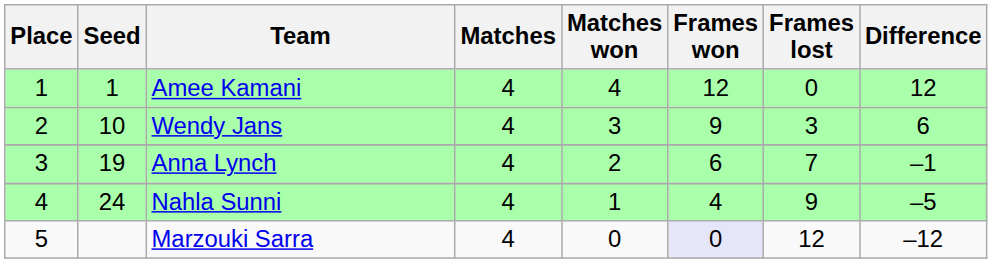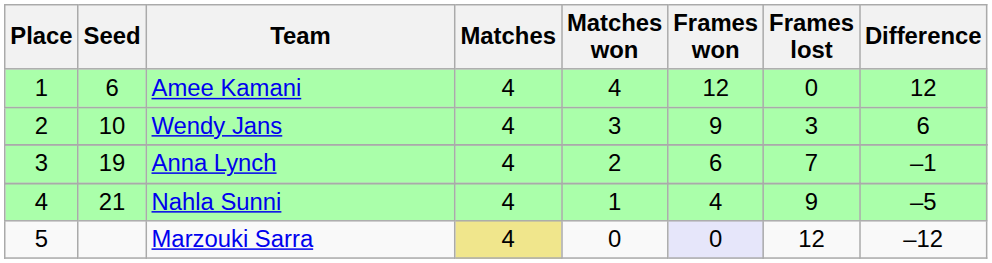(112, 88) 1 -> (112, 88) 6
(112, 201) 24 -> (112, 201) 21
(508, 239) no background -> (508, 239) khaki background
